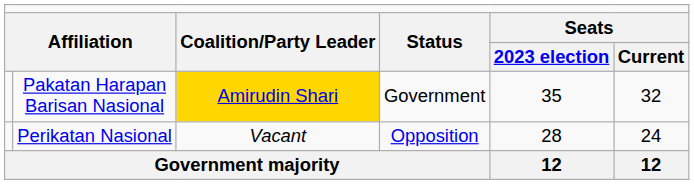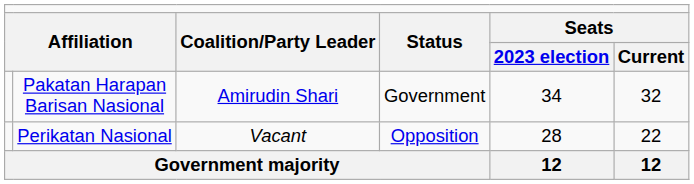(278, 96) gold background -> (278, 96) no background
(552, 96) 35 -> (552, 96) 34
(651, 135) 24 -> (651, 135) 22
